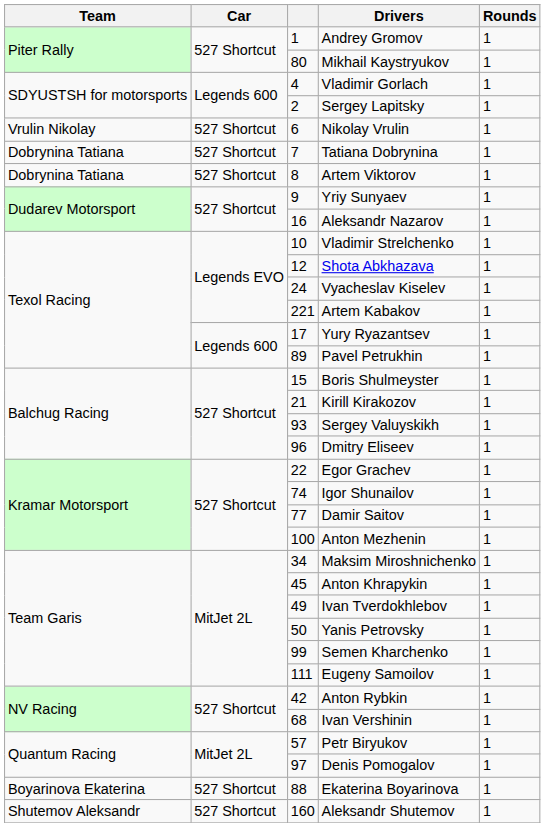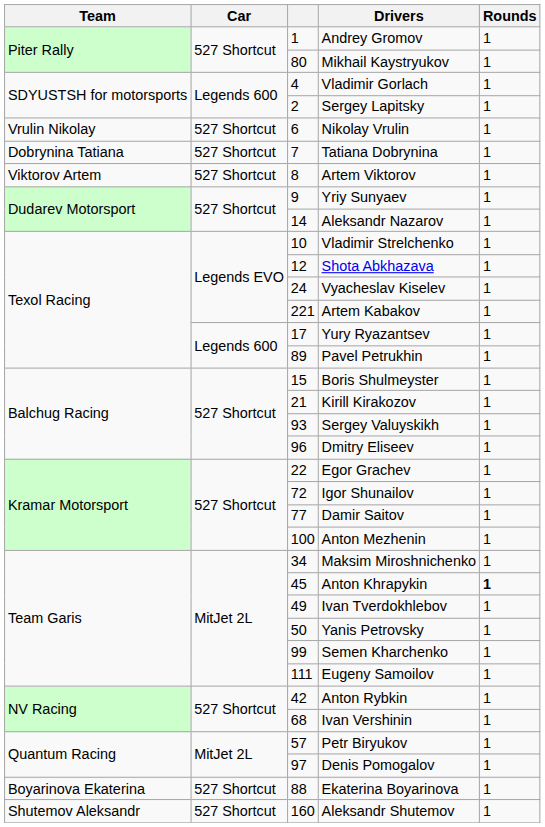(66, 175) Dobrynina Tatiana -> (55, 175) Viktorov Artem
(299, 220) 16 -> (299, 220) 14
(299, 493) 74 -> (299, 493) 72
(487, 584) normal -> (487, 584) bold
